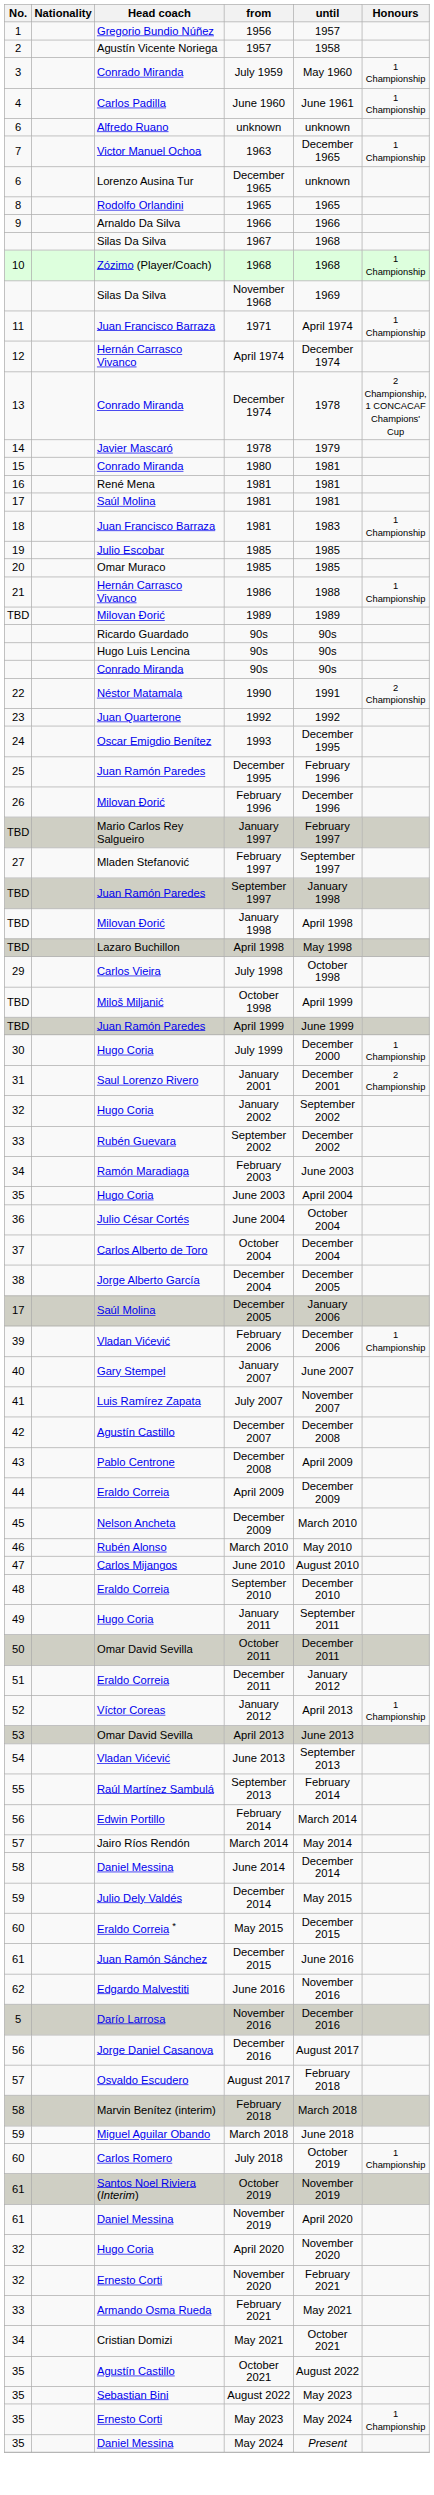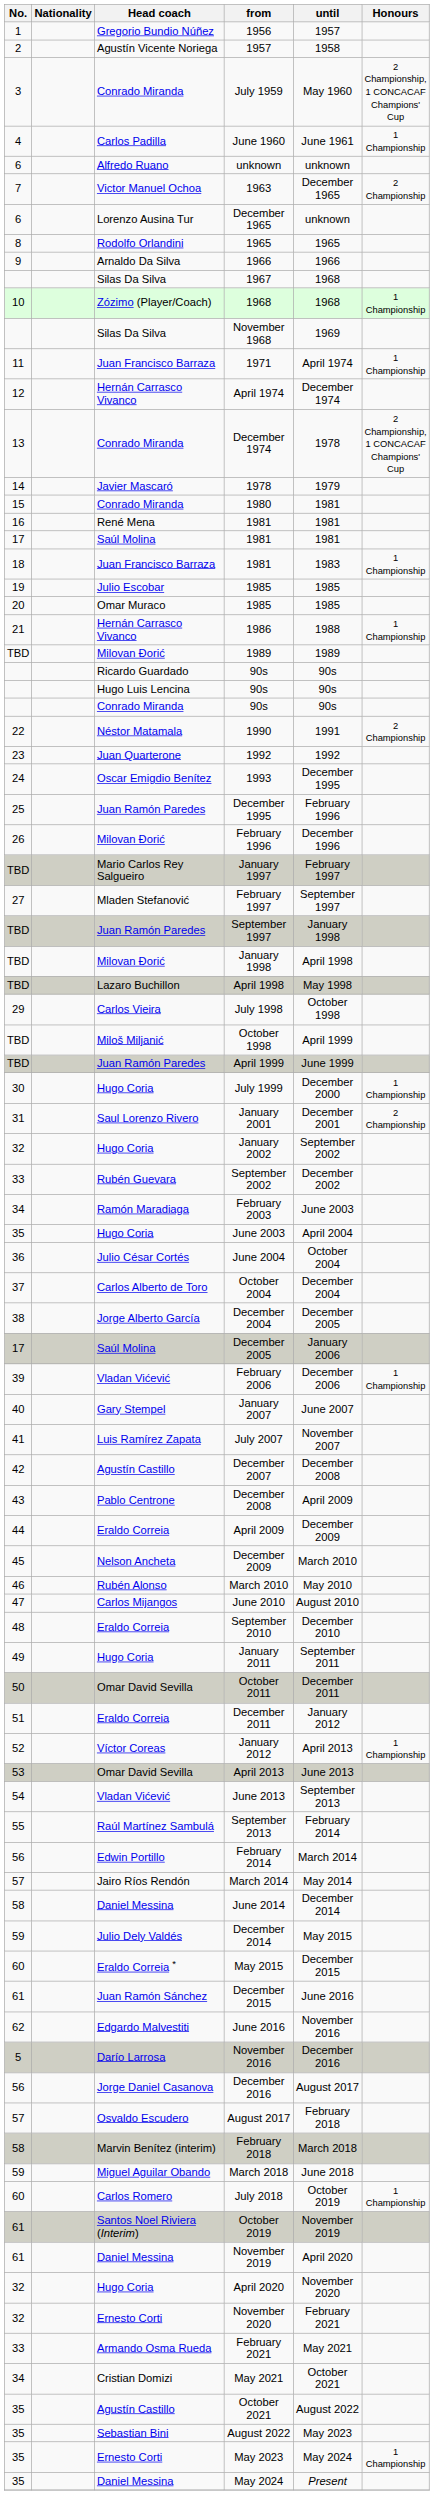(396, 73) 1 Championship -> (396, 92) 2 Championship, 1 CONCACAF Champions' Cup
(396, 152) 1 Championship -> (396, 189) 2 Championship
